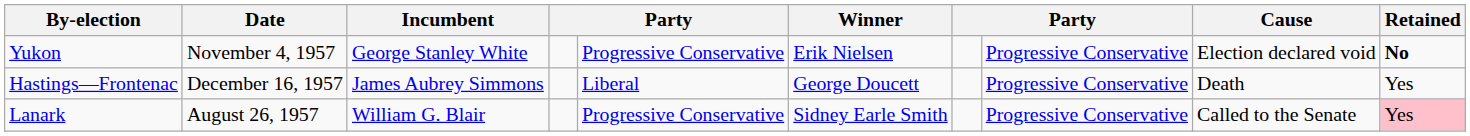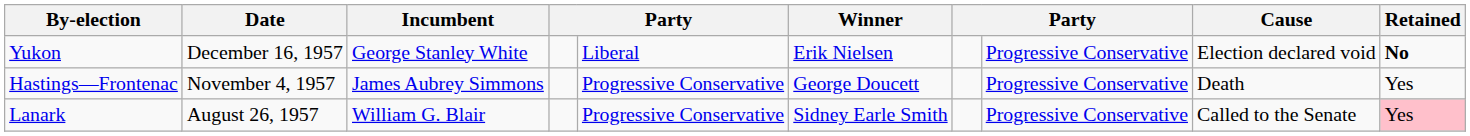(261, 51) November 4, 1957 -> (265, 51) December 16, 1957
(683, 51) Progressive Conservative -> (611, 51) Liberal
(265, 83) December 16, 1957 -> (261, 83) November 4, 1957
(611, 83) Liberal -> (683, 83) Progressive Conservative
